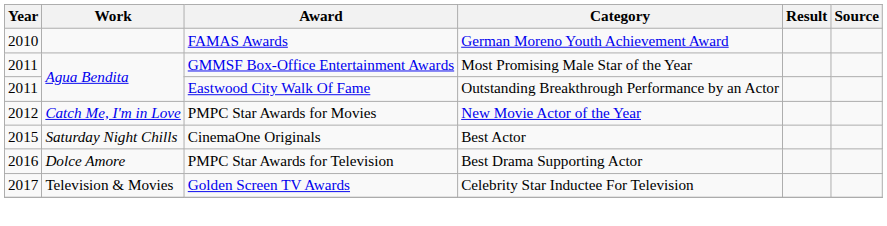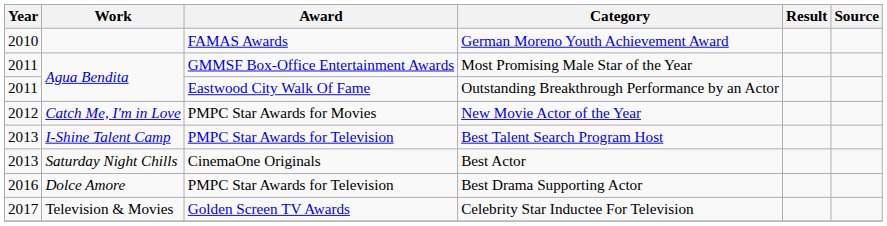+ row: (562, 137)
(23, 137) 2015 -> (23, 161) 2013
